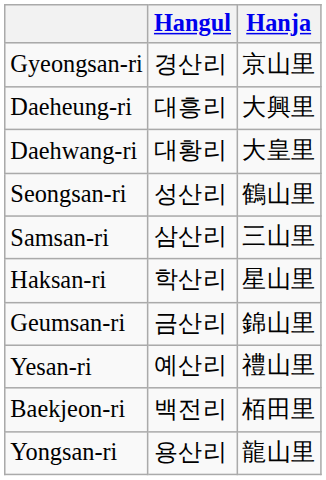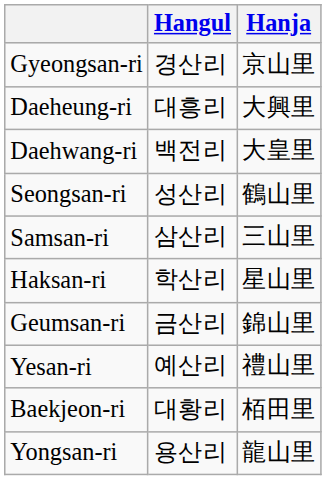(190, 150) 대황리 -> (190, 150) 백전리
(190, 408) 백전리 -> (190, 408) 대황리
